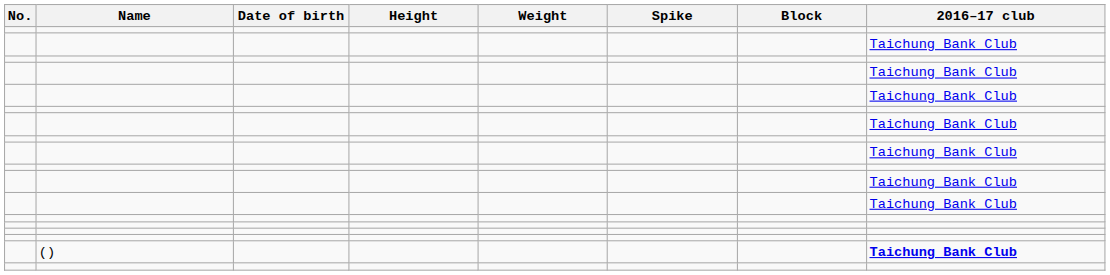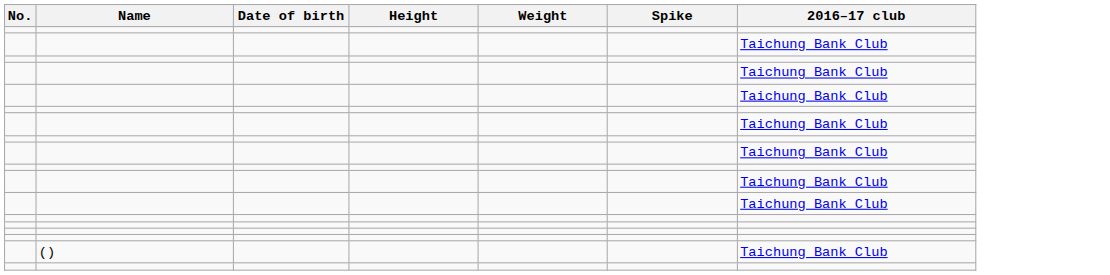- column: (802, 16)
(943, 252) bold -> (814, 252) normal
